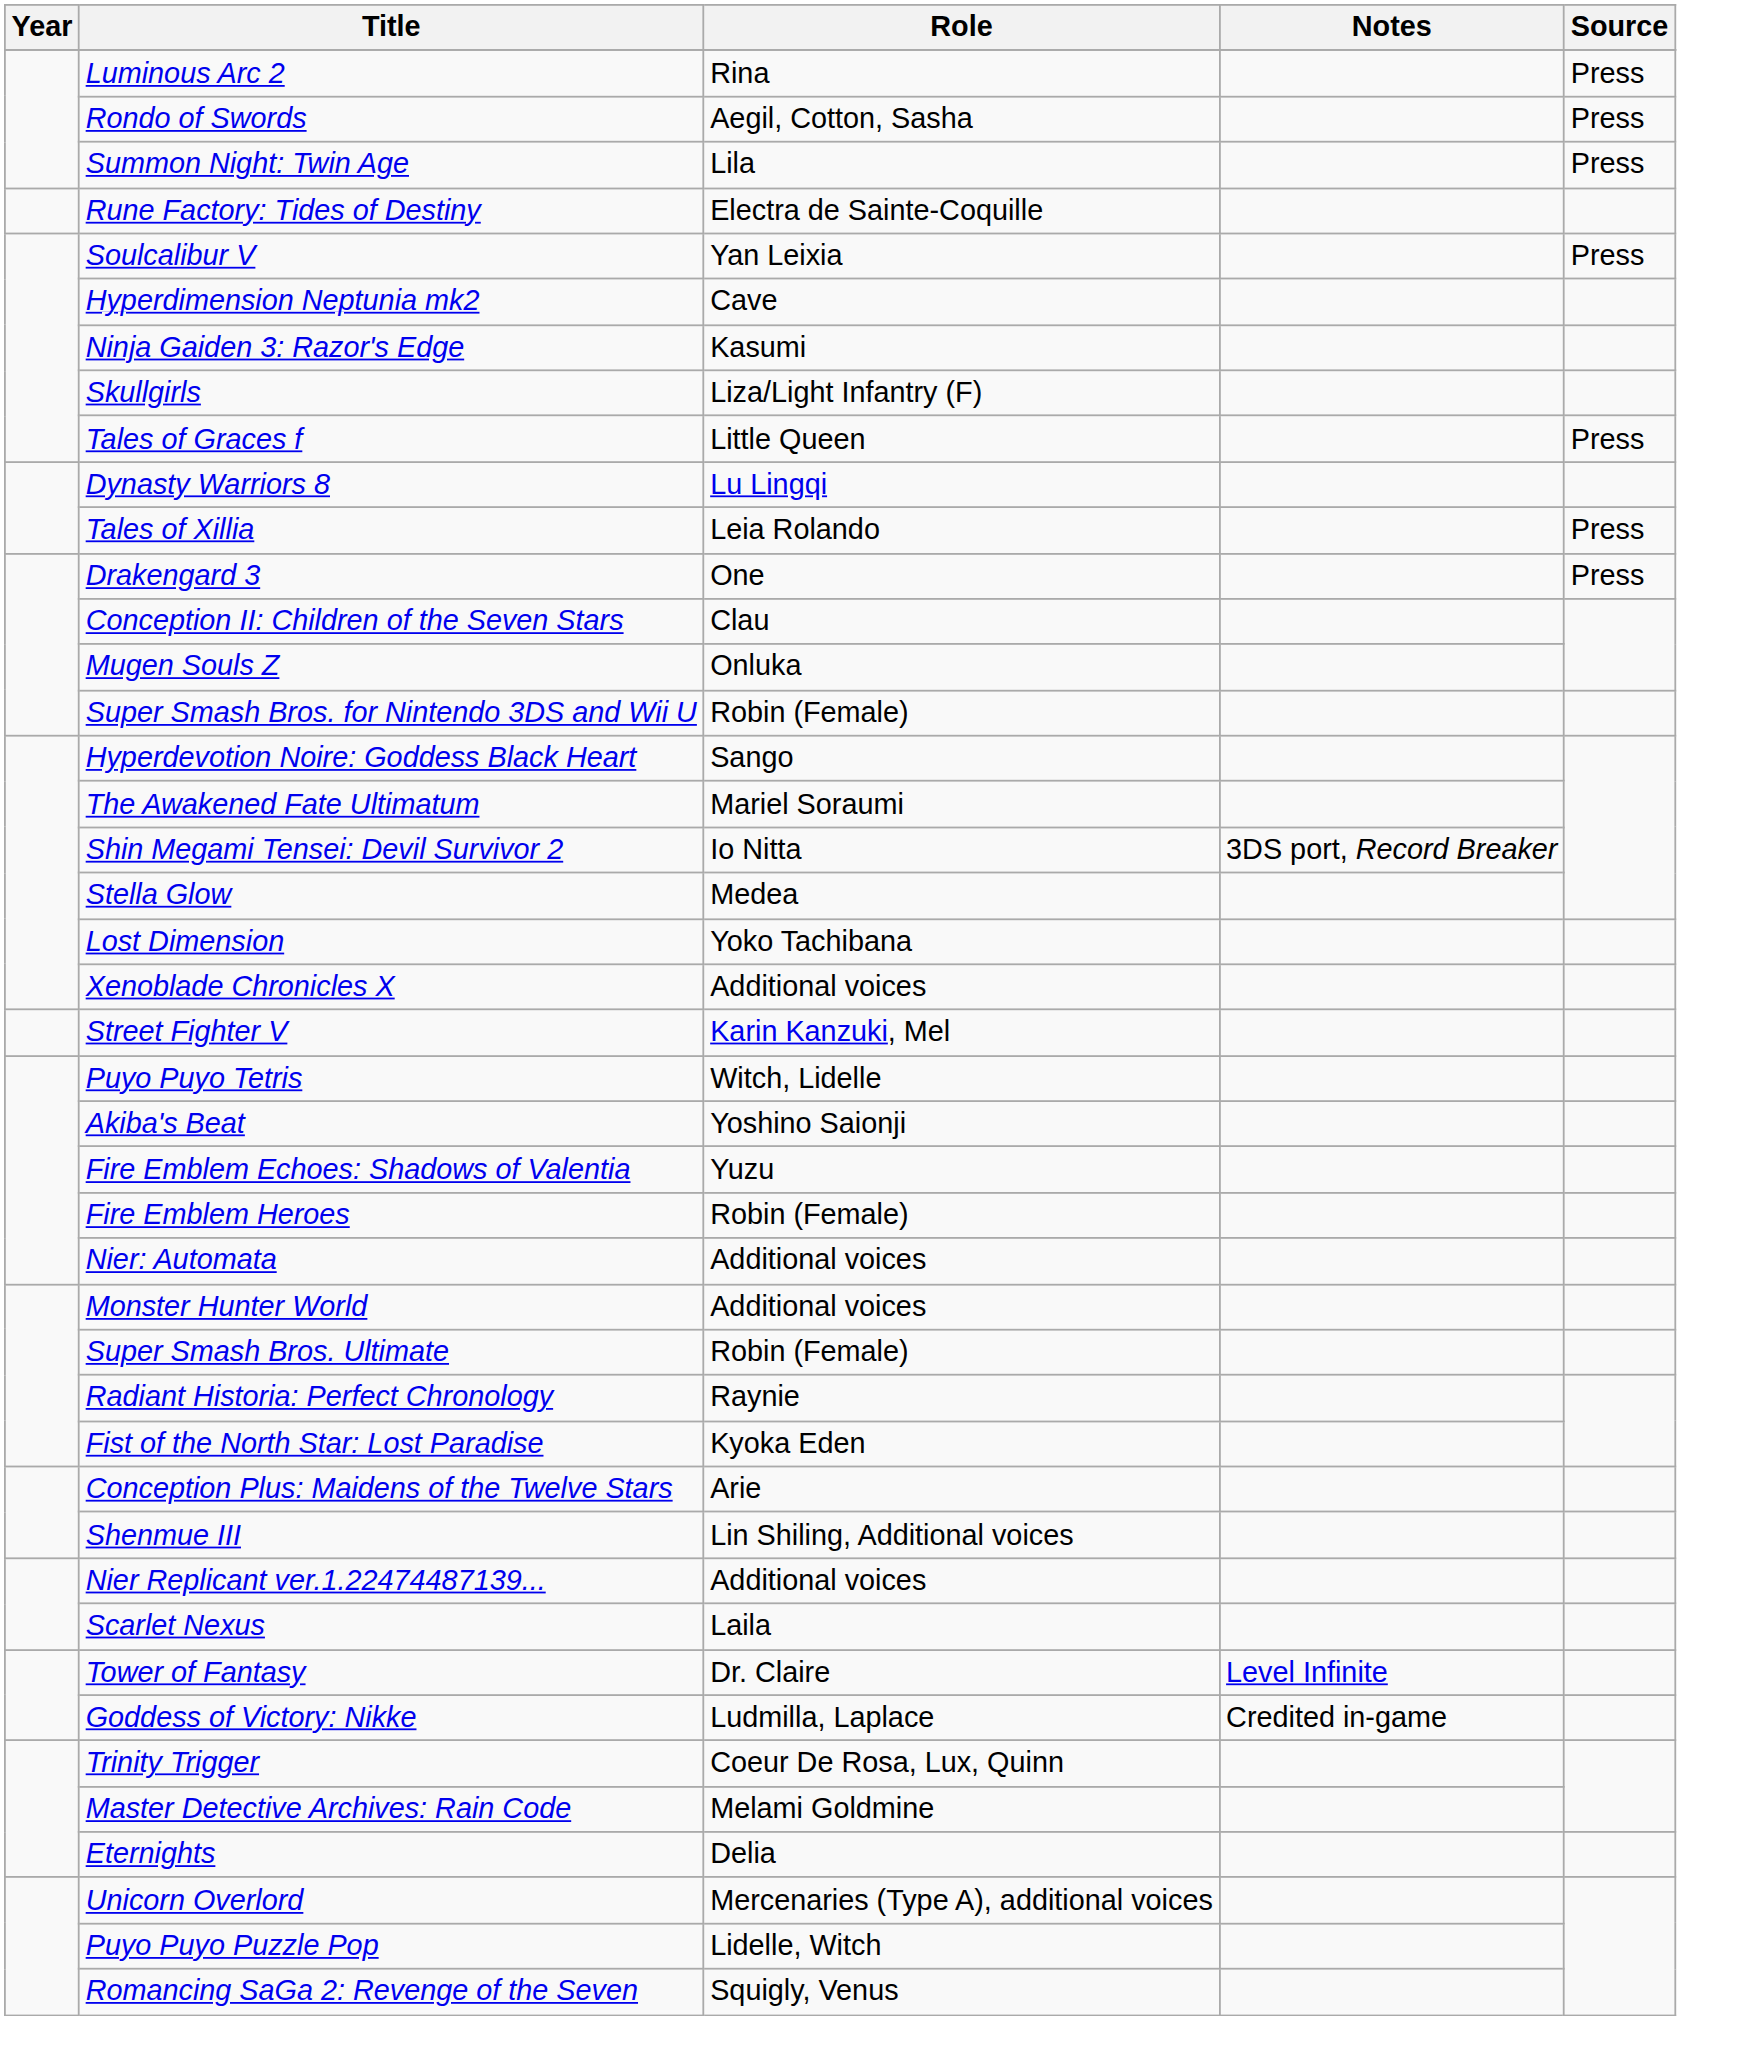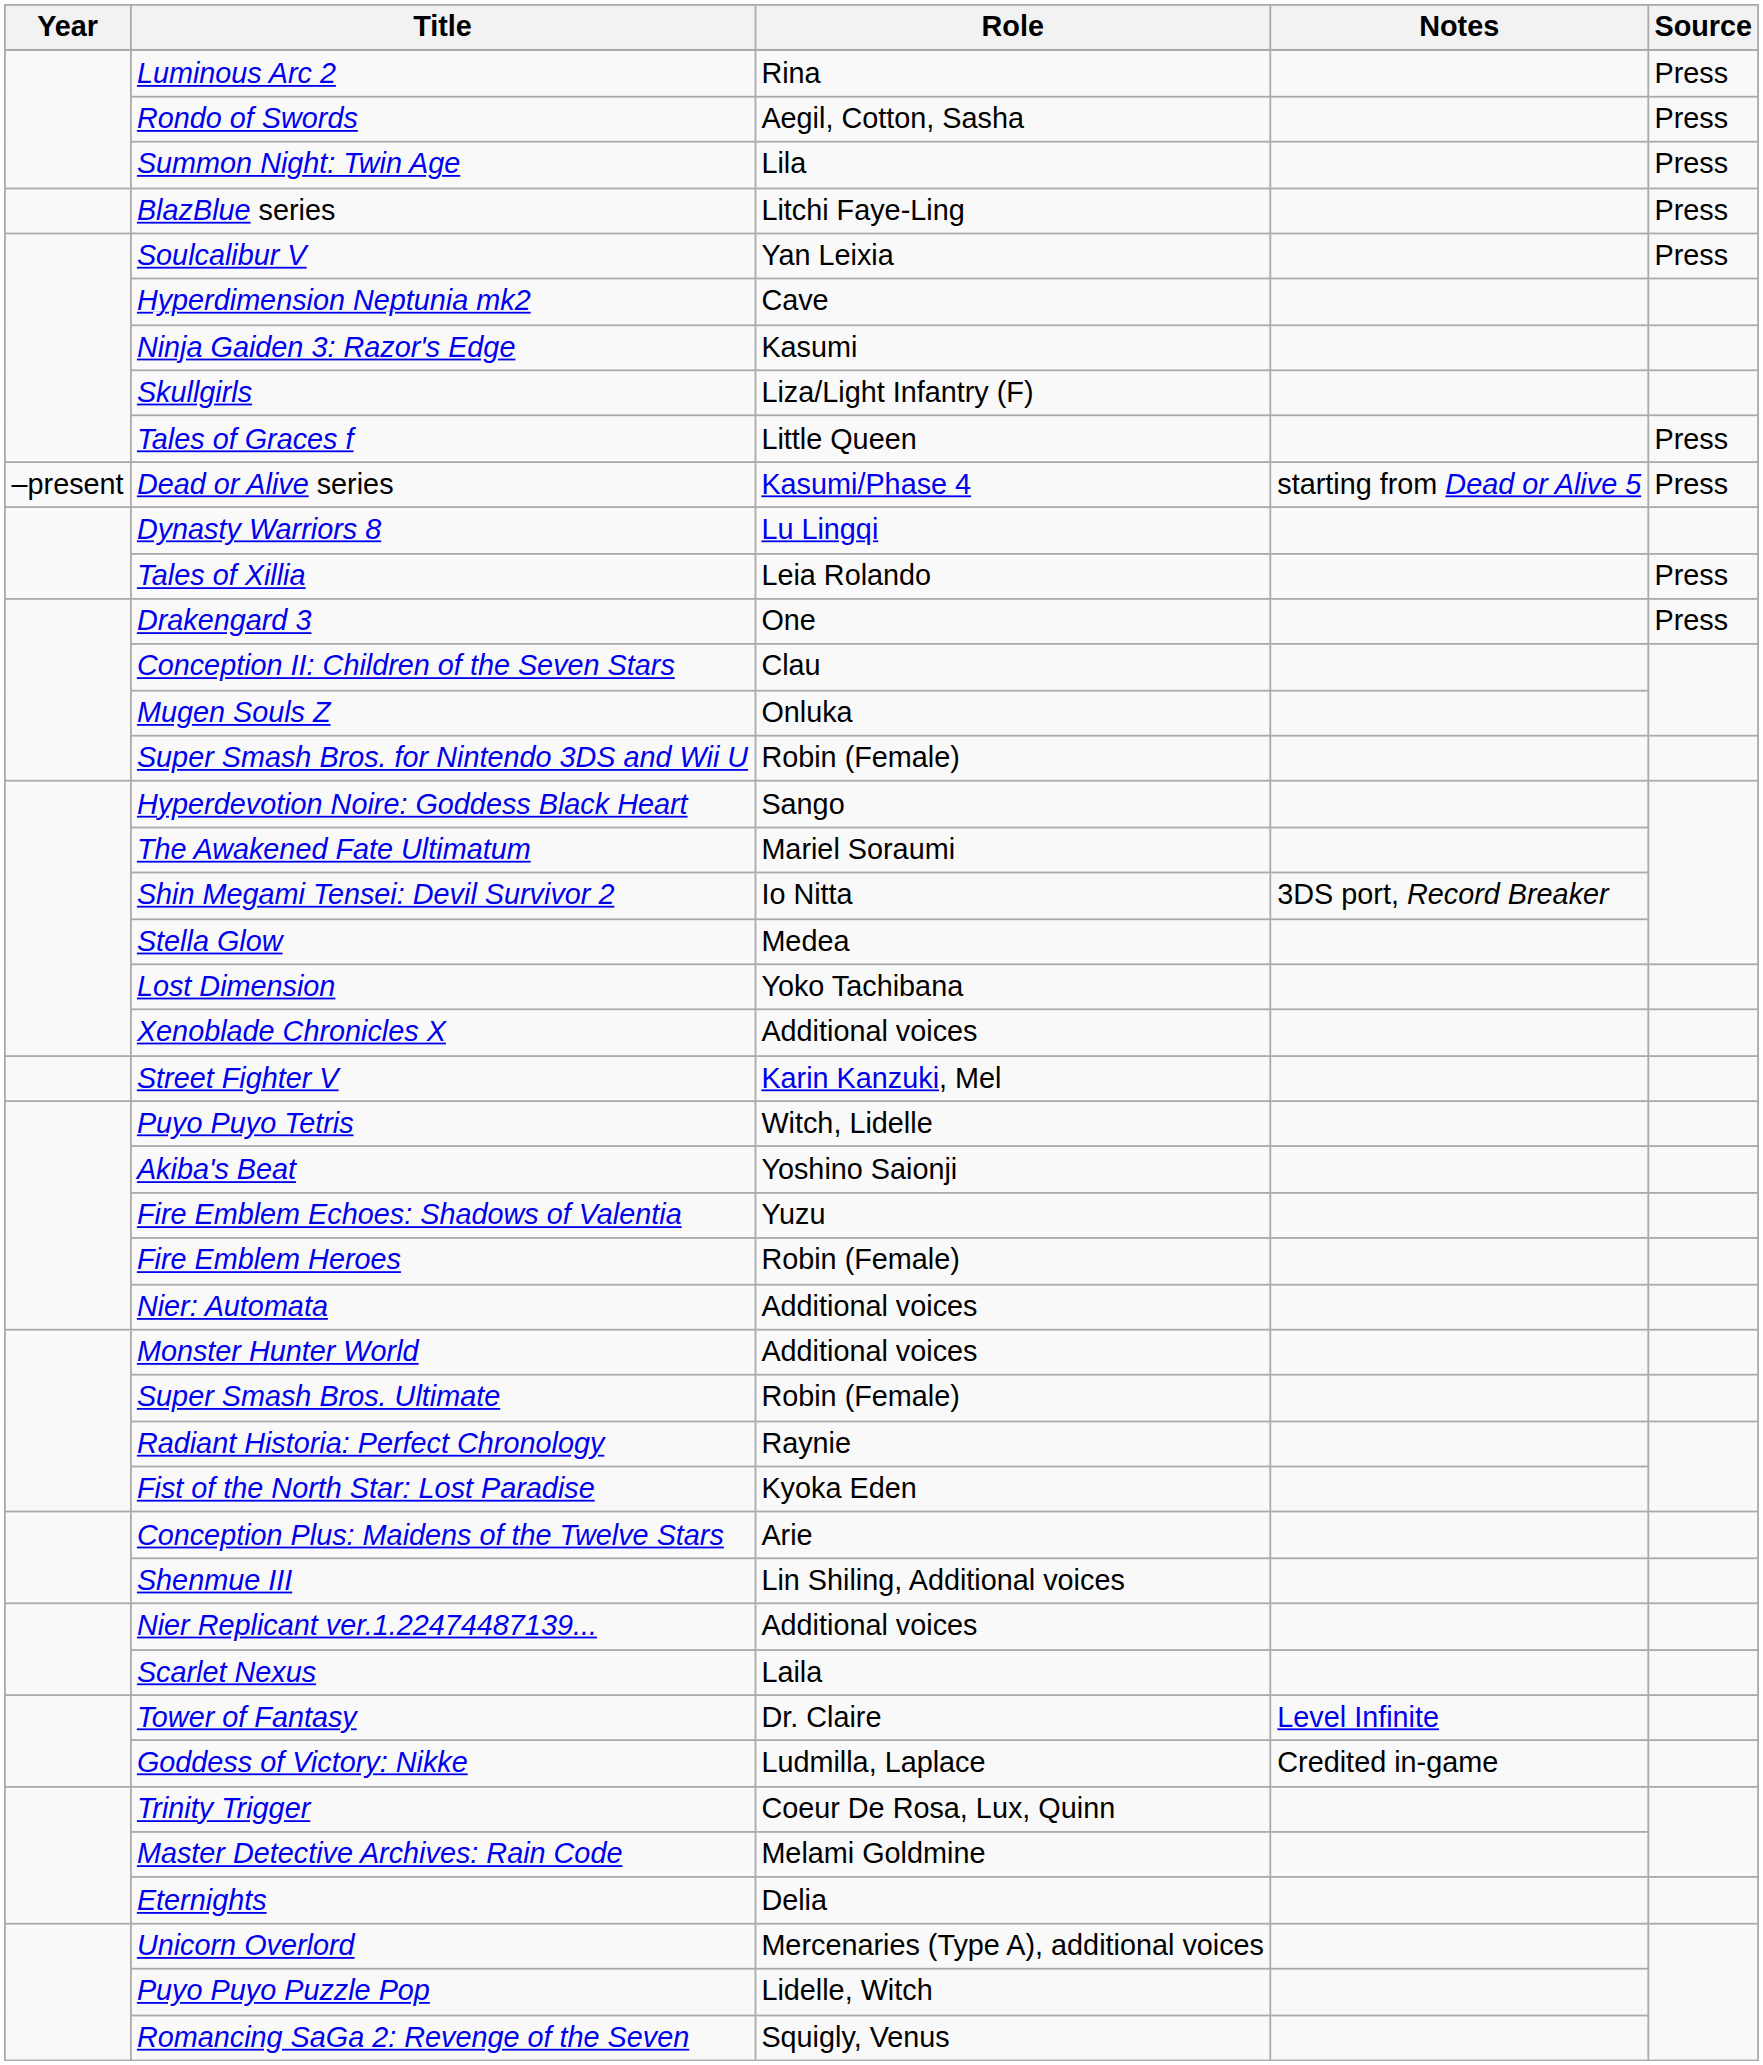+ row: (236, 210)
- row: (283, 210)
+ row: (265, 484)
